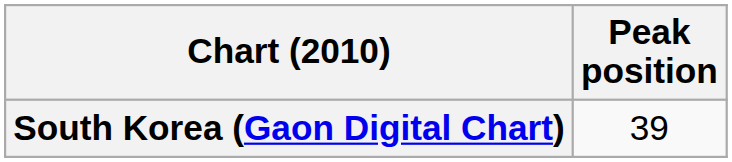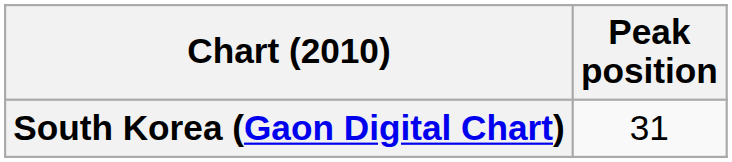(649, 127) 39 -> (649, 127) 31
